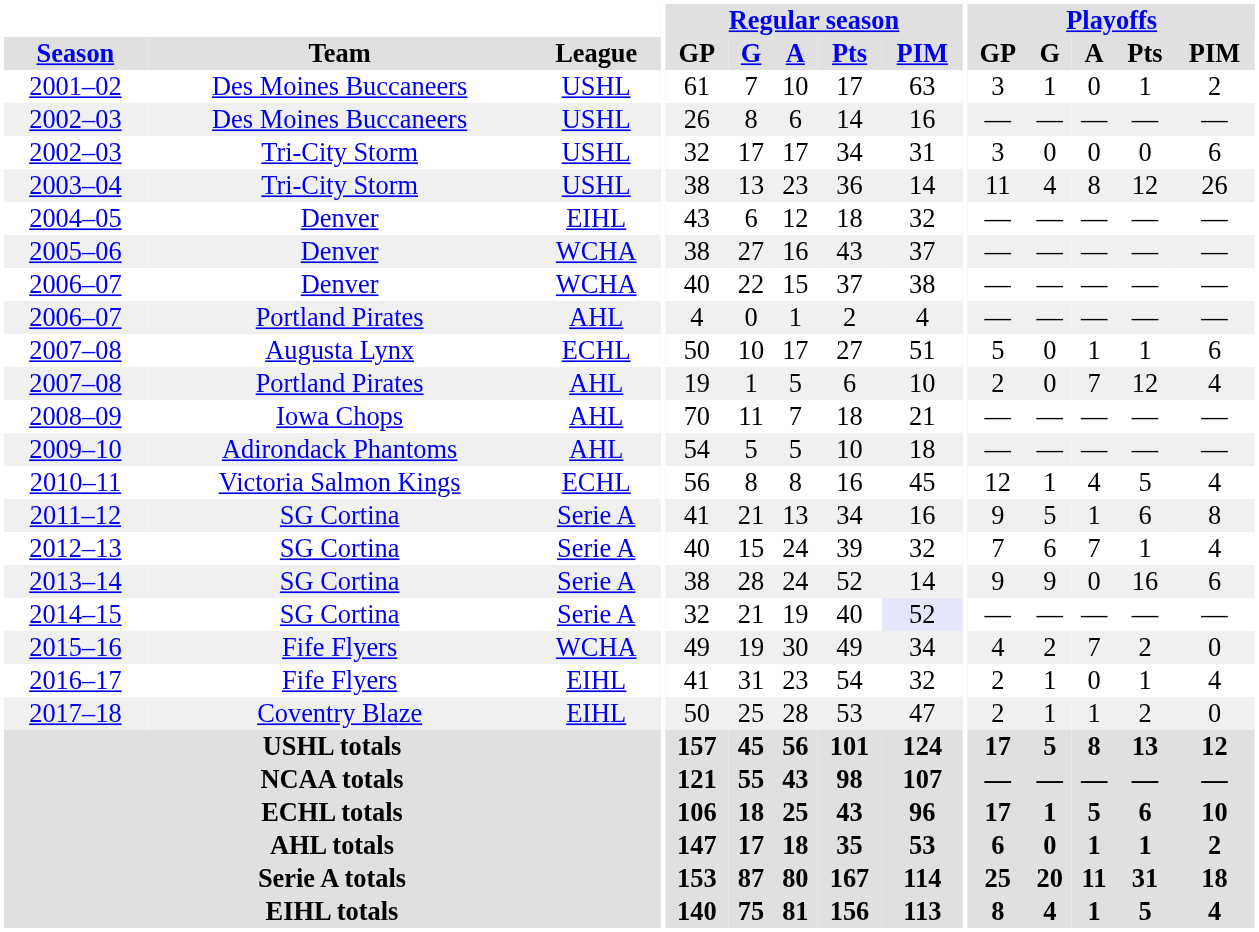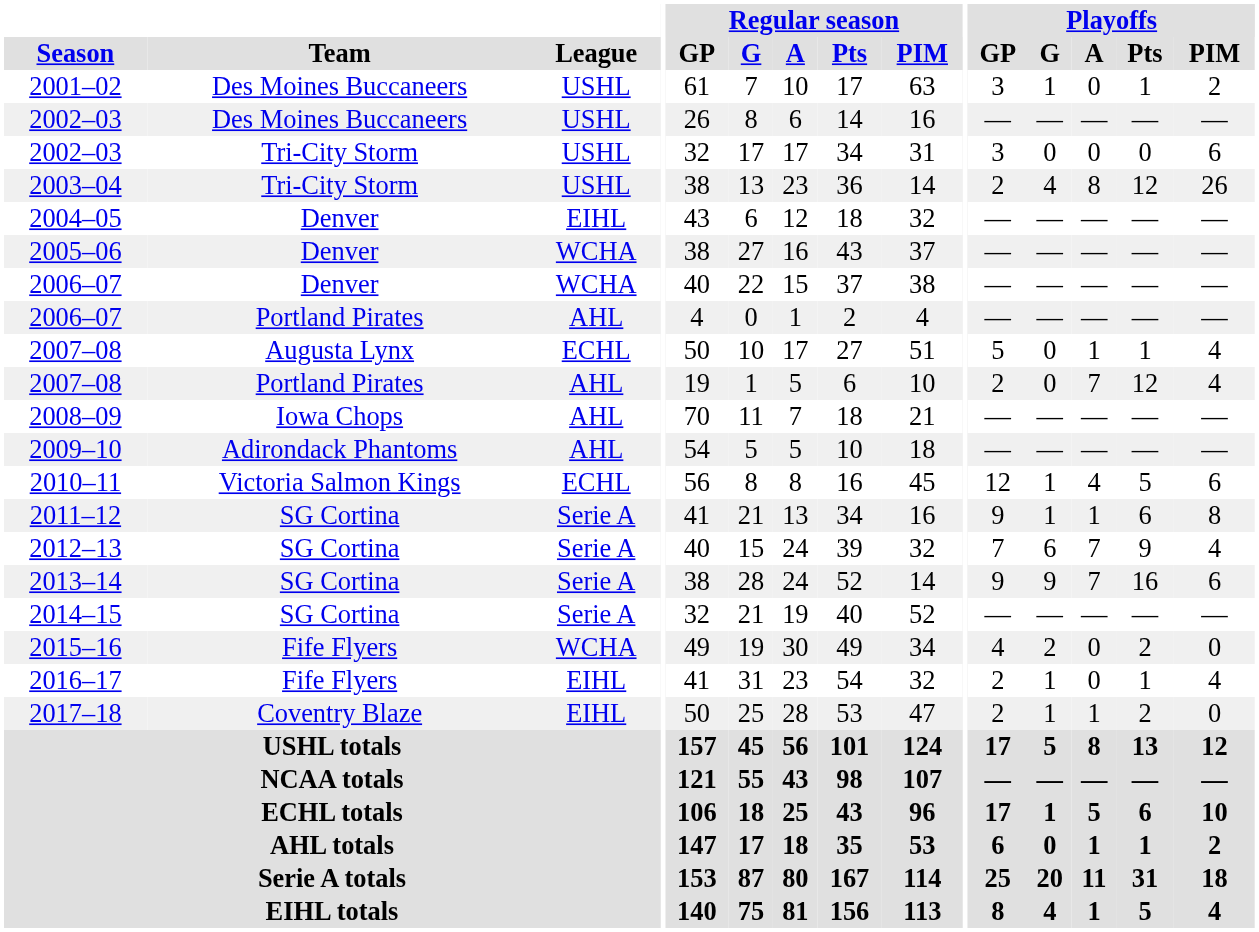(998, 185) 11 -> (998, 185) 2
(1215, 350) 6 -> (1215, 350) 4
(1215, 482) 4 -> (1215, 482) 6
(1050, 515) 5 -> (1050, 515) 1
(1145, 548) 1 -> (1145, 548) 9
(1094, 581) 0 -> (1094, 581) 7
(922, 614) lavender background -> (922, 614) no background
(1094, 647) 7 -> (1094, 647) 0
